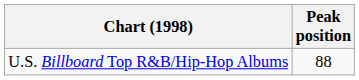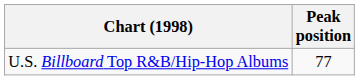(323, 61) 88 -> (323, 61) 77
